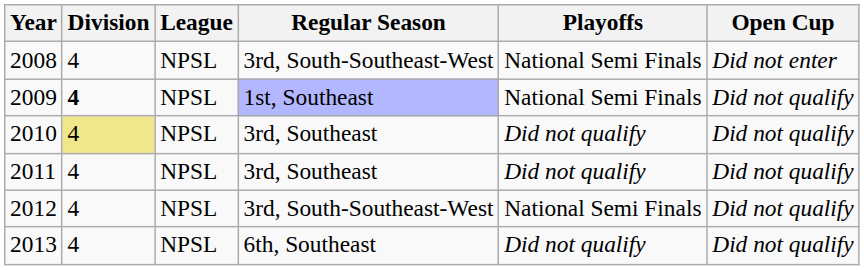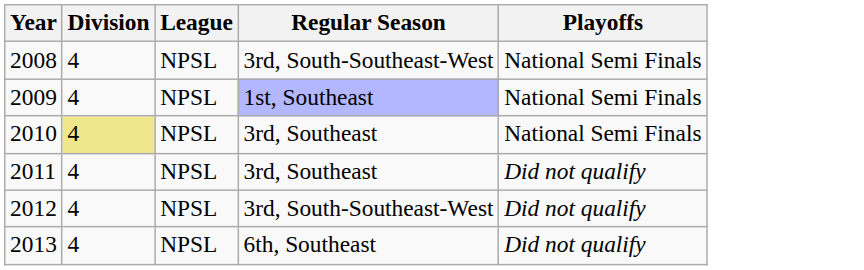- column: (783, 23)
(73, 97) bold -> (73, 97) normal
(575, 134) Did not qualify -> (603, 134) National Semi Finals
(603, 208) National Semi Finals -> (575, 208) Did not qualify
